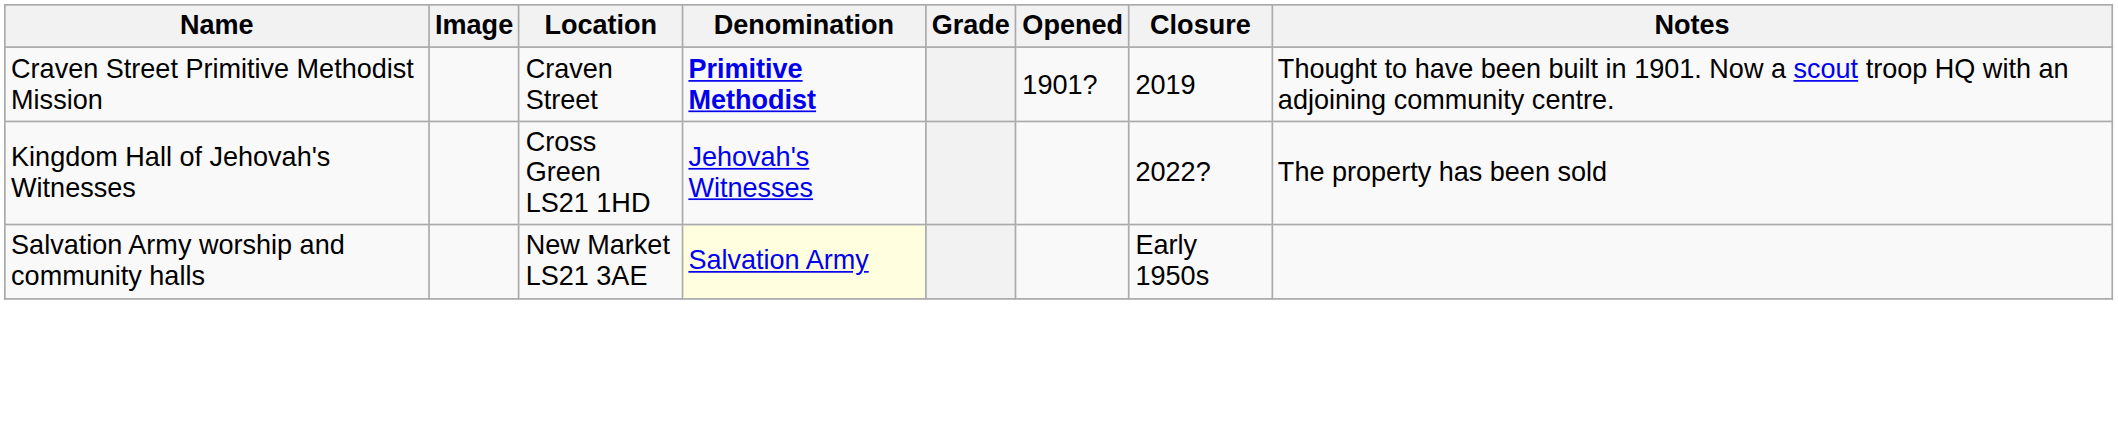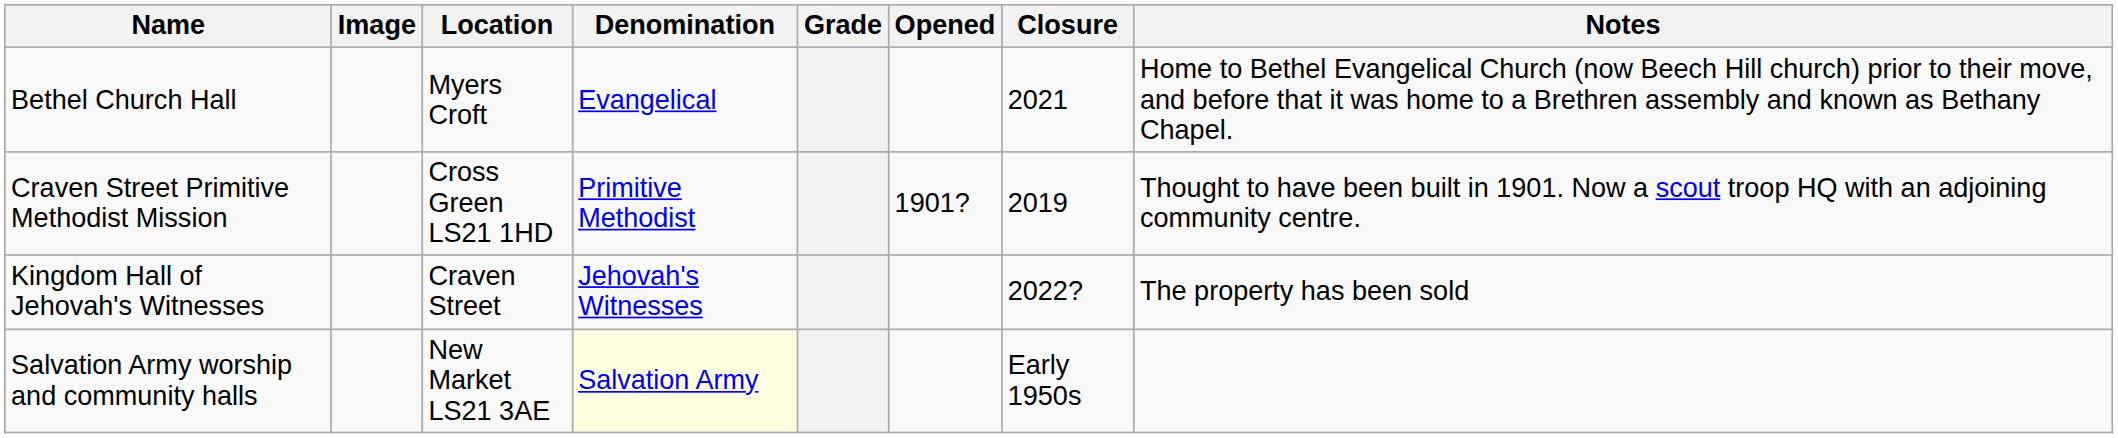+ row: (124, 99)
(569, 84) Craven Street -> (491, 202) Cross Green LS21 1HD
(752, 84) bold -> (637, 202) normal
(588, 172) Cross Green LS21 1HD -> (472, 291) Craven Street
